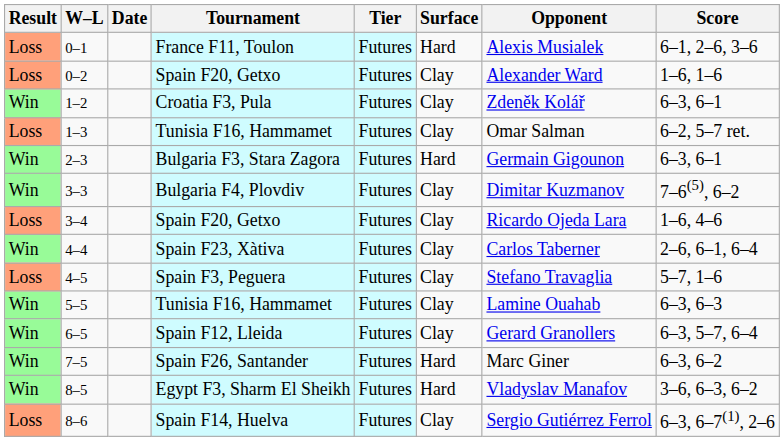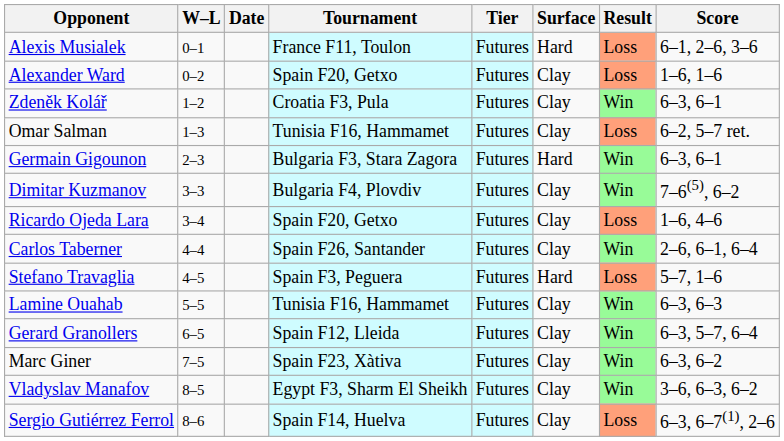columns swapped: (33, 18) <-> (569, 18)
(220, 248) Spain F23, Xàtiva -> (349, 248) Spain F26, Santander
(437, 276) Clay -> (555, 276) Hard
(232, 361) Spain F26, Santander -> (337, 361) Spain F23, Xàtiva
(438, 361) Hard -> (554, 361) Clay
(438, 389) Hard -> (554, 389) Clay
